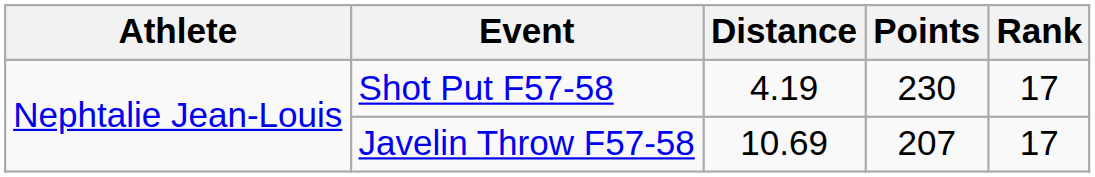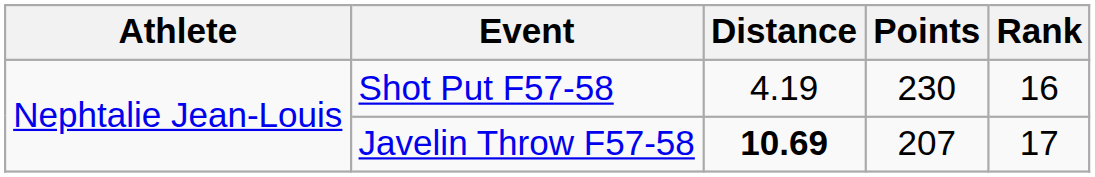(1039, 87) 17 -> (1039, 87) 16
(784, 143) normal -> (784, 143) bold
